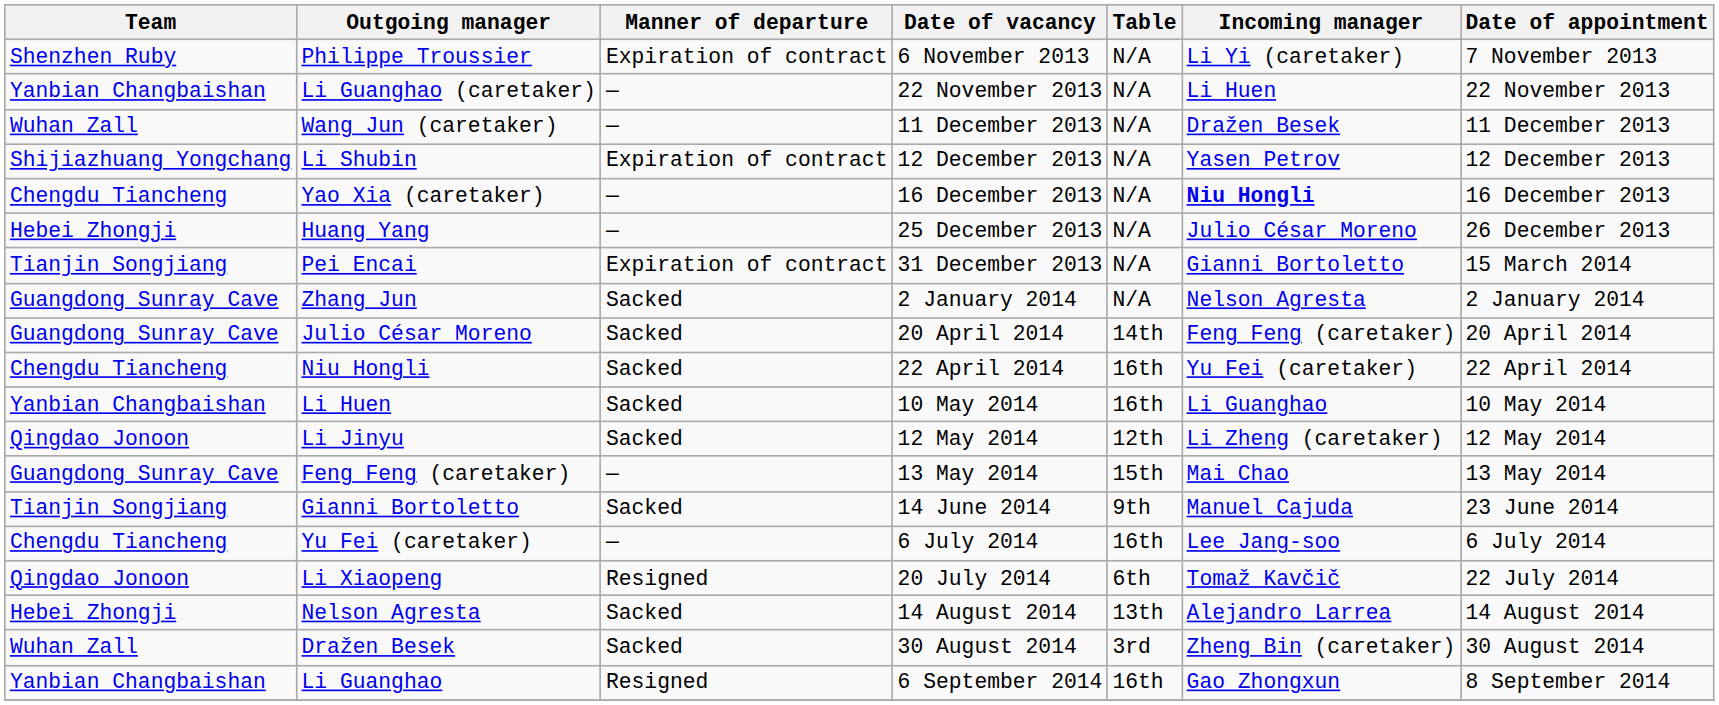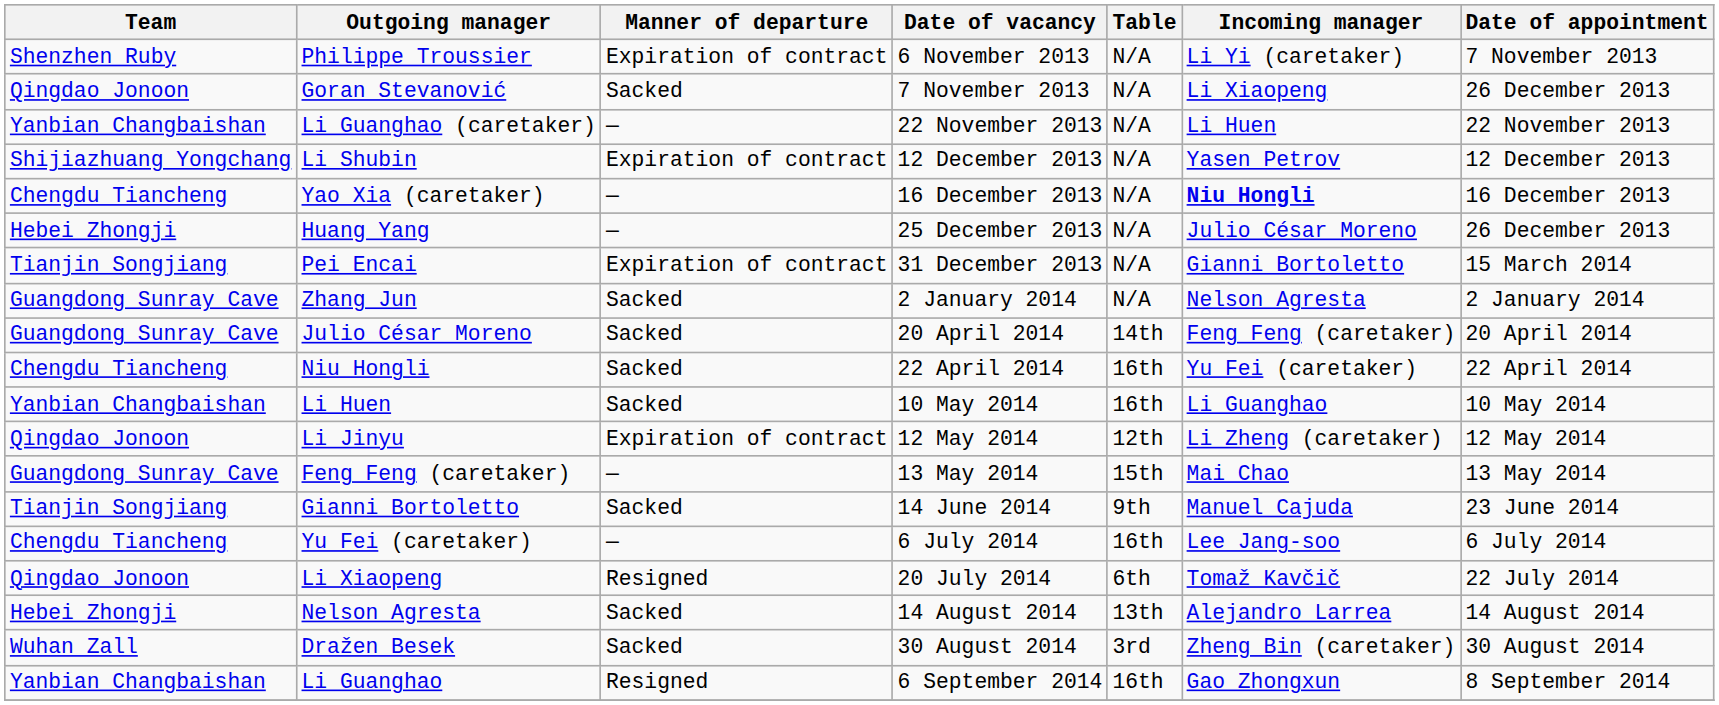+ row: (404, 92)
- row: (429, 126)
(644, 439) Sacked -> (747, 439) Expiration of contract
